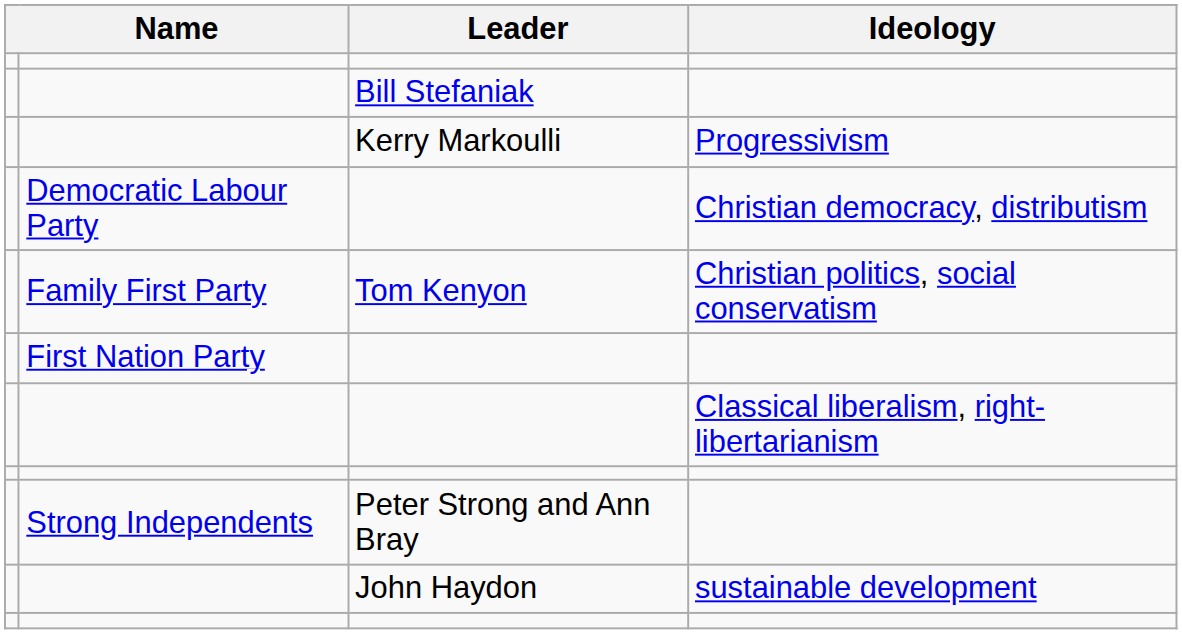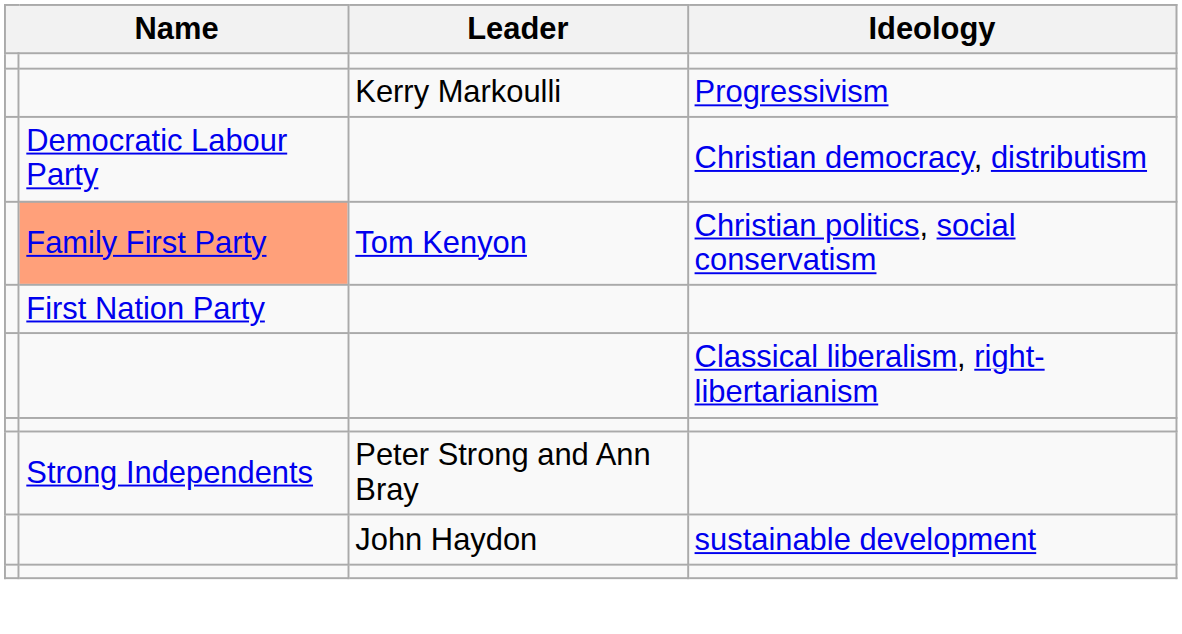- row: (444, 92)
(146, 291) no background -> (146, 242) lightsalmon background
